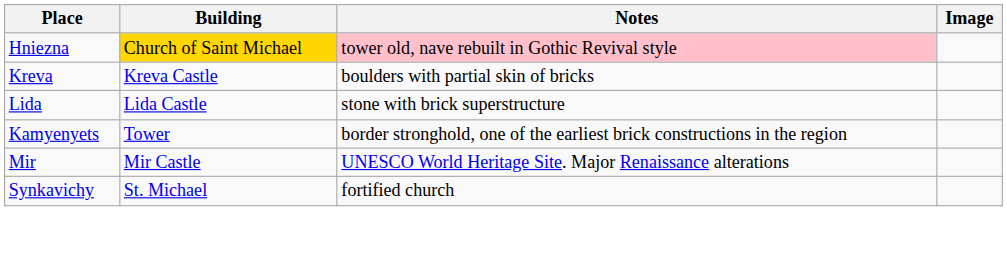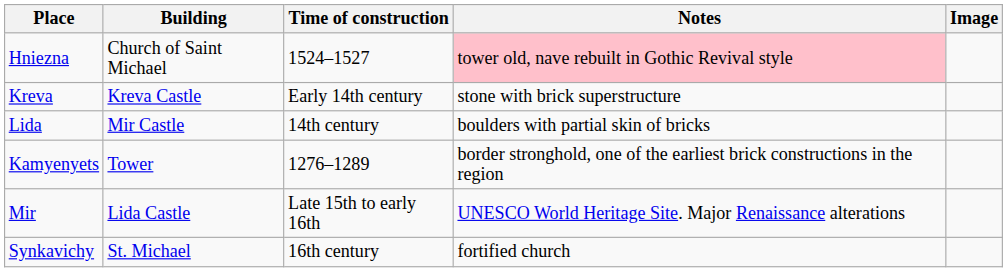+ column: (369, 18)
(213, 47) gold background -> (165, 57) no background
(468, 76) boulders with partial skin of bricks -> (569, 96) stone with brick superstructure
(165, 104) Lida Castle -> (146, 125) Mir Castle
(453, 104) stone with brick superstructure -> (584, 125) boulders with partial skin of bricks
(162, 162) Mir Castle -> (149, 213) Lida Castle
